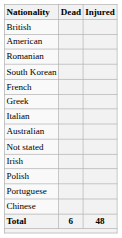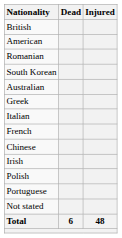rows swapped: (19, 87) <-> (25, 132)
rows swapped: (21, 206) <-> (25, 147)
